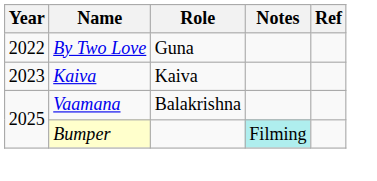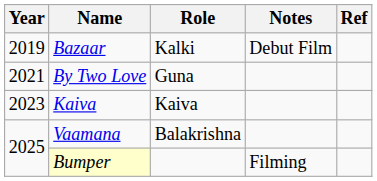+ row: (79, 47)
(27, 47) 2022 -> (27, 76) 2021
(278, 133) paleturquoise background -> (278, 162) no background
